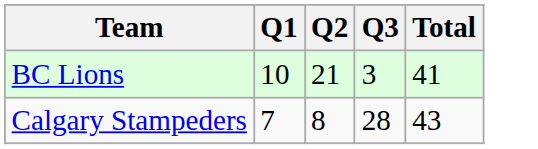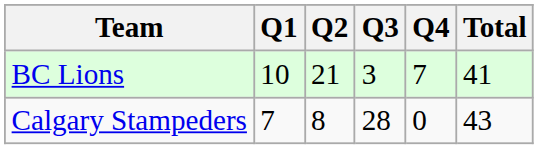+ column: (431, 27)
